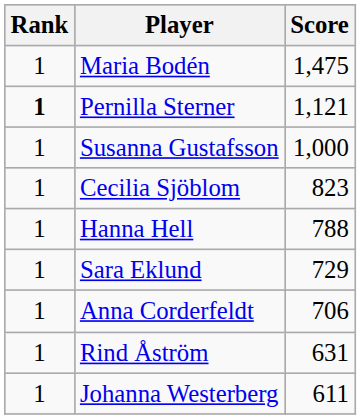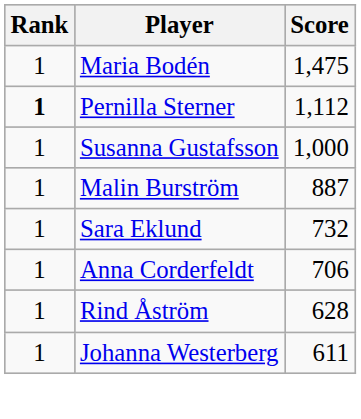(321, 106) 1,121 -> (321, 106) 1,112
+ row: (159, 188)
- row: (160, 188)
- row: (137, 229)
(330, 270) 729 -> (330, 229) 732
(330, 351) 631 -> (330, 311) 628
